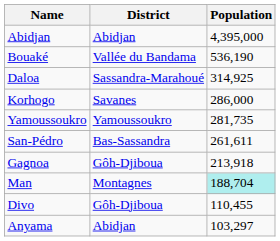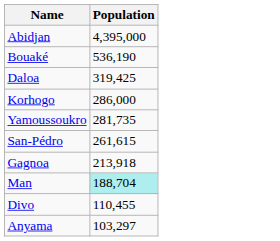- column: (148, 15)
(232, 78) 314,925 -> (114, 78) 319,425
(231, 141) 261,611 -> (114, 141) 261,615
